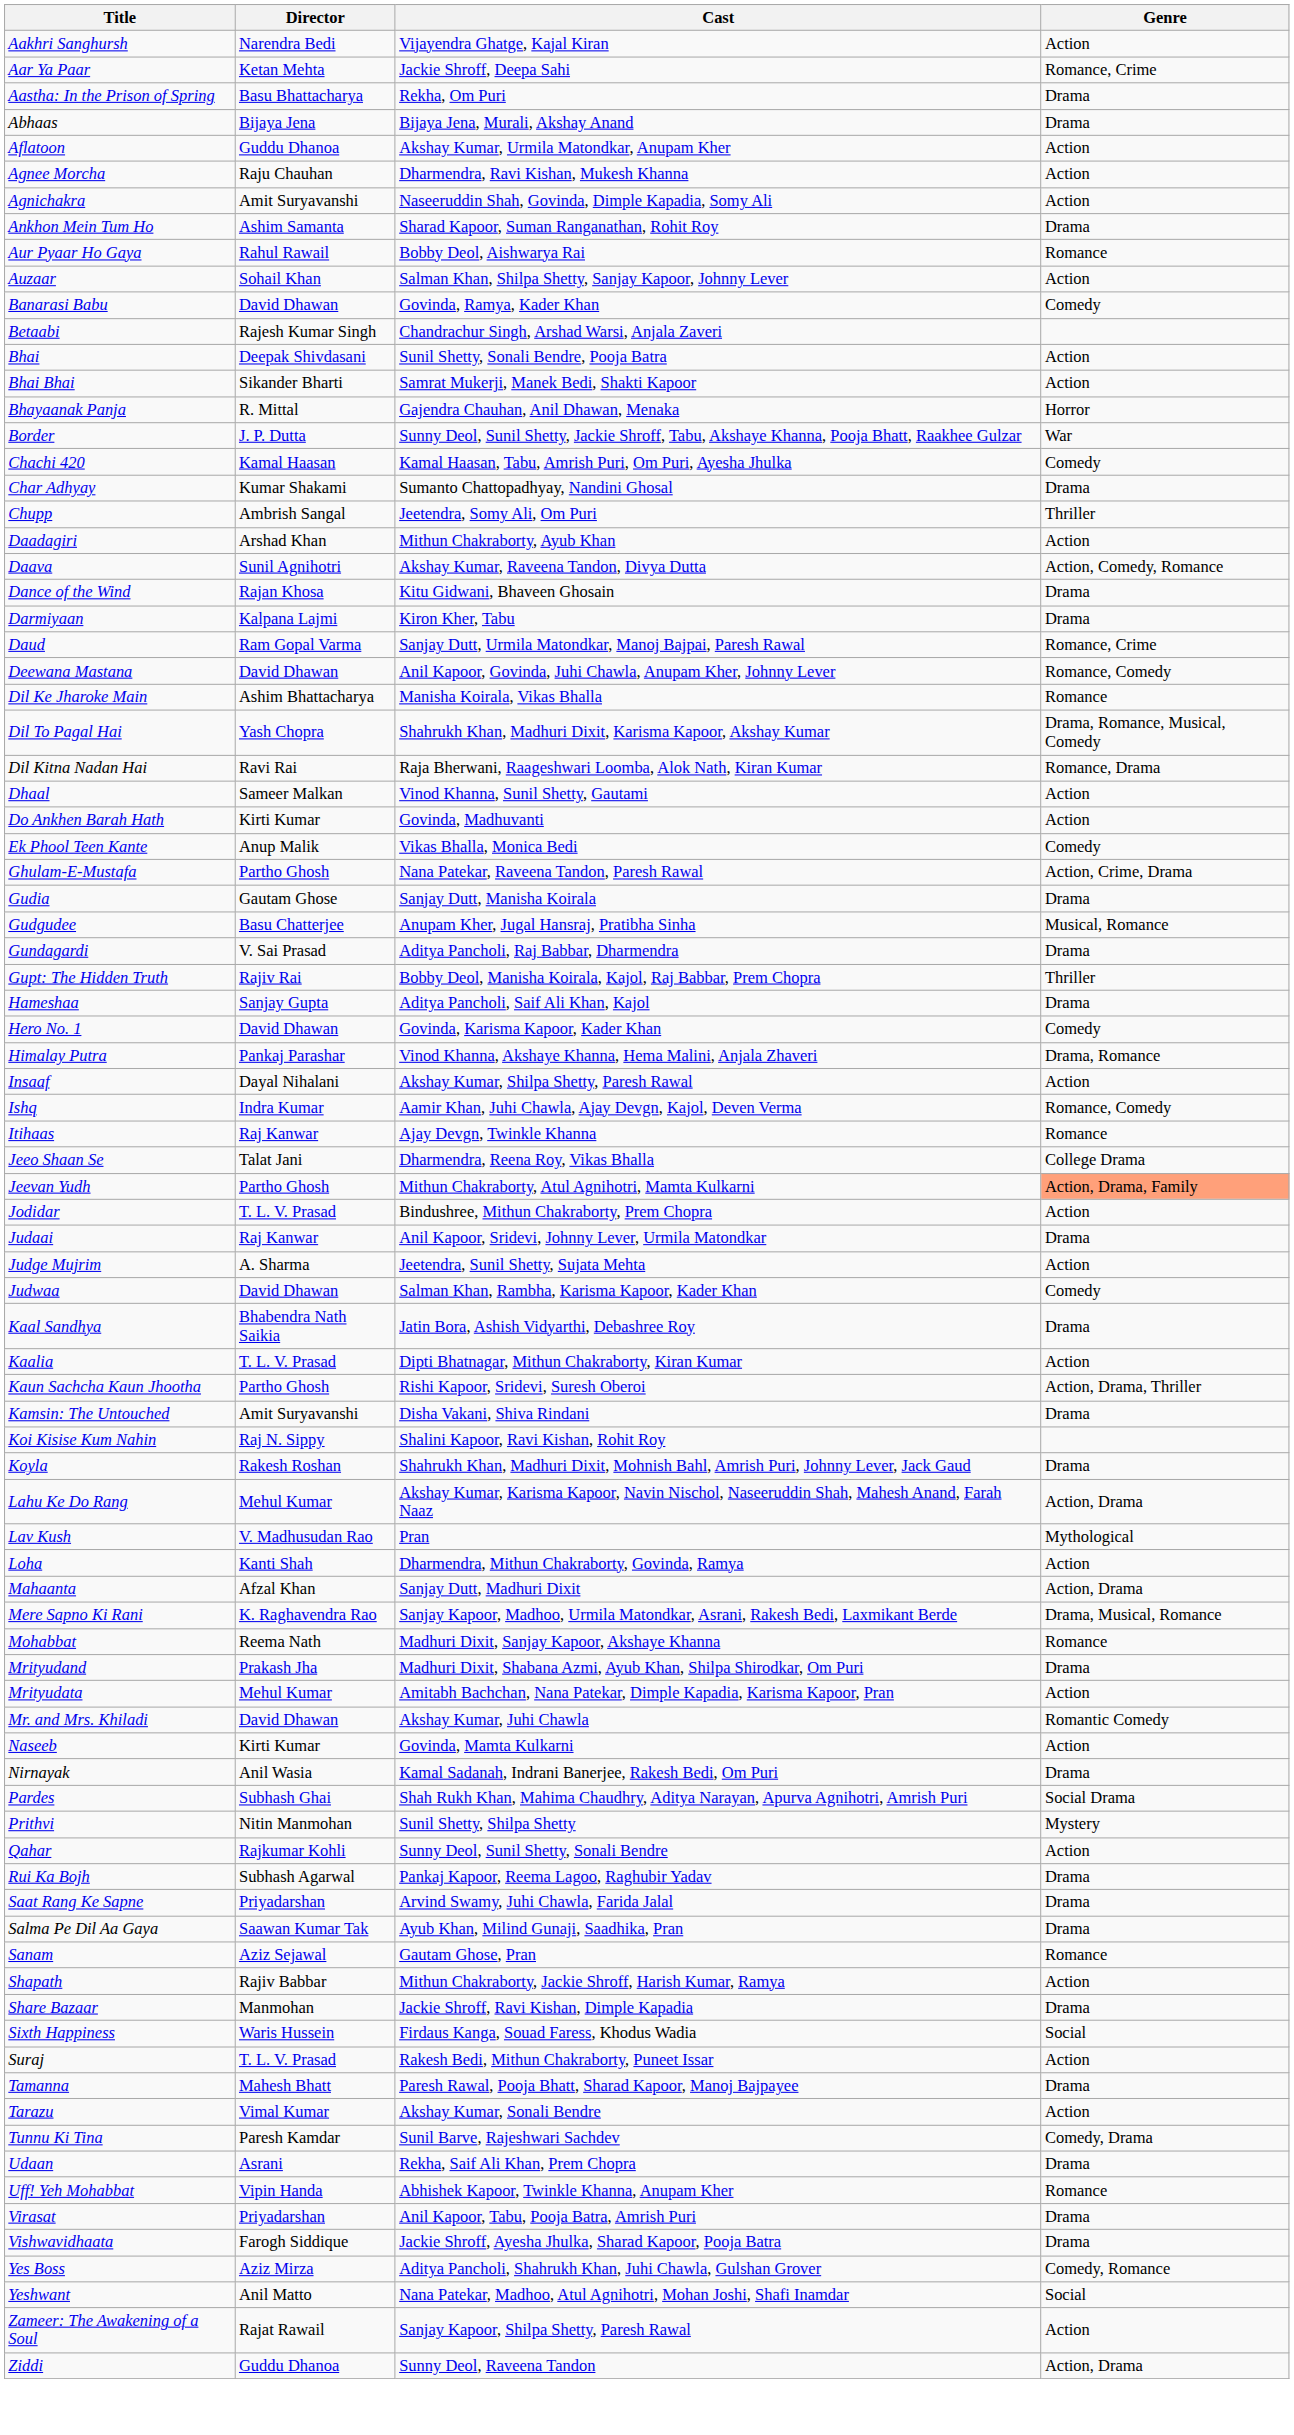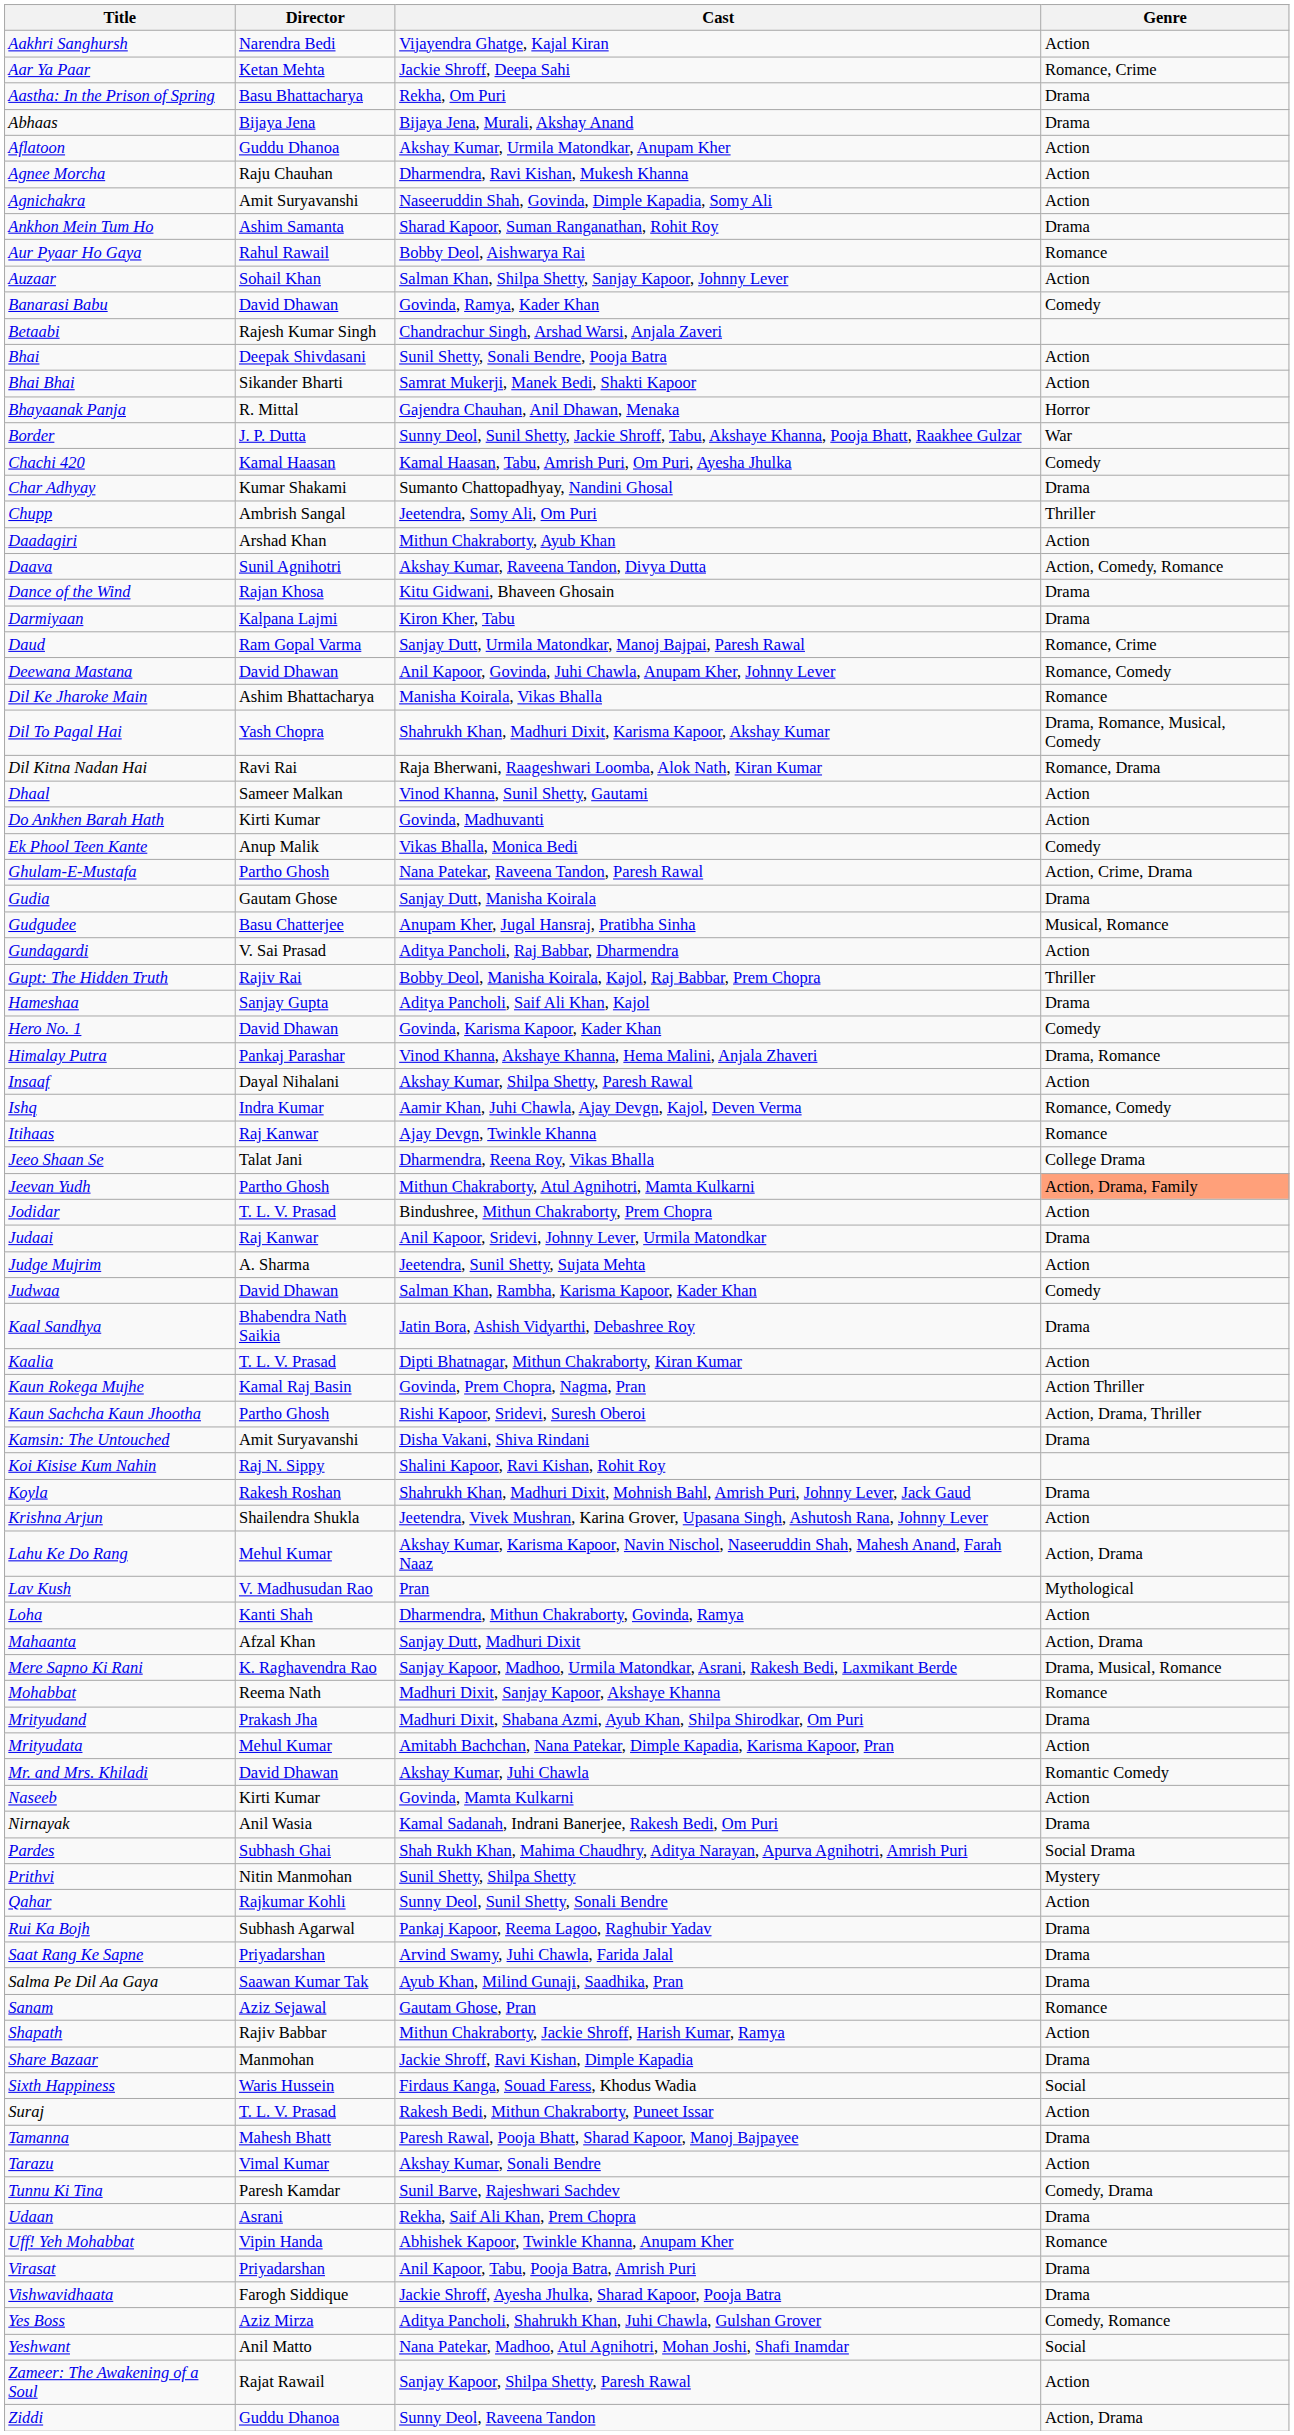(1067, 950) Drama -> (1067, 950) Action
+ row: (76, 1387)
+ row: (56, 1518)
